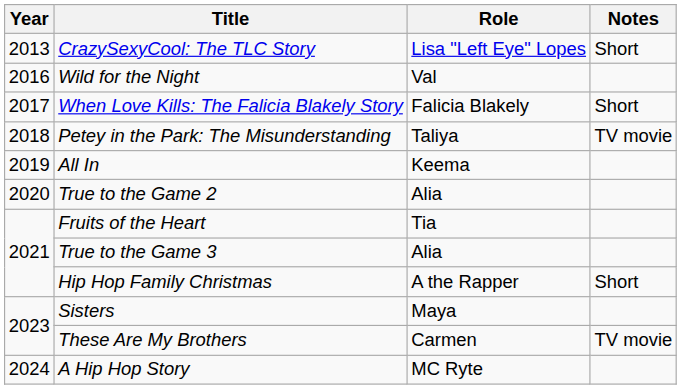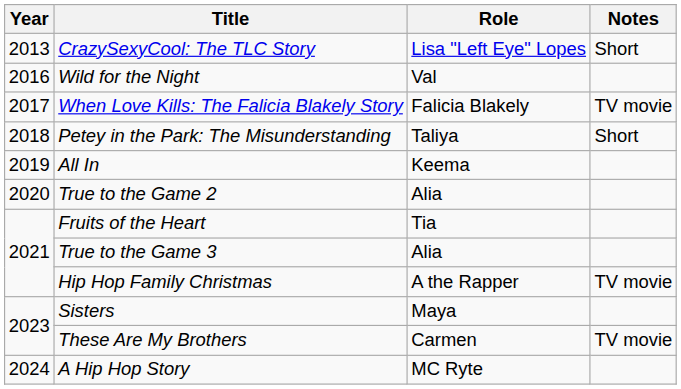(617, 106) Short -> (633, 106) TV movie
(633, 135) TV movie -> (617, 135) Short
(617, 281) Short -> (633, 281) TV movie
